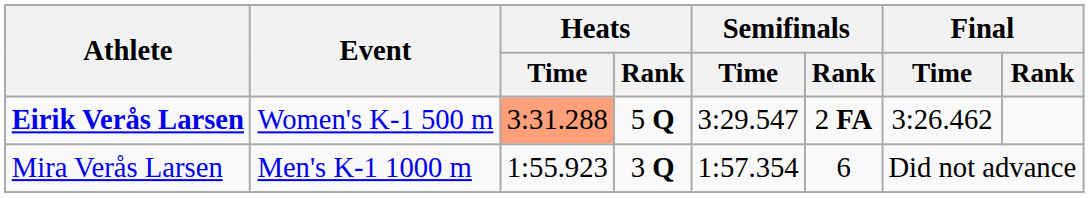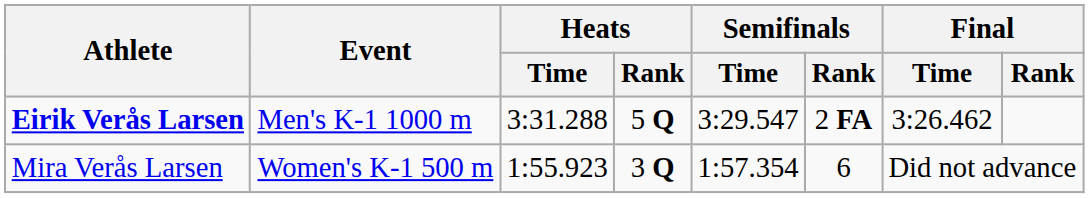(375, 120) Women's K-1 500 m -> (365, 120) Men's K-1 1000 m
(557, 120) lightsalmon background -> (557, 120) no background
(365, 167) Men's K-1 1000 m -> (375, 167) Women's K-1 500 m
